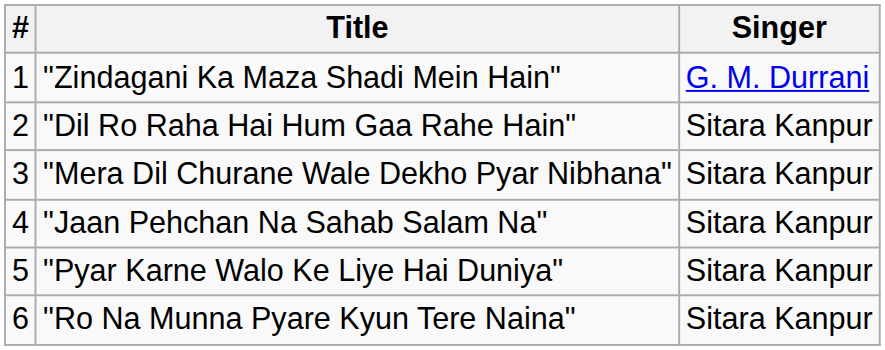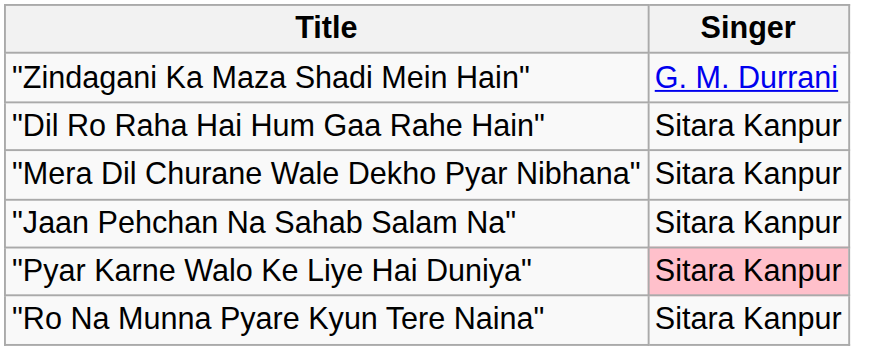- column: (21, 28)
(779, 271) no background -> (748, 271) pink background
